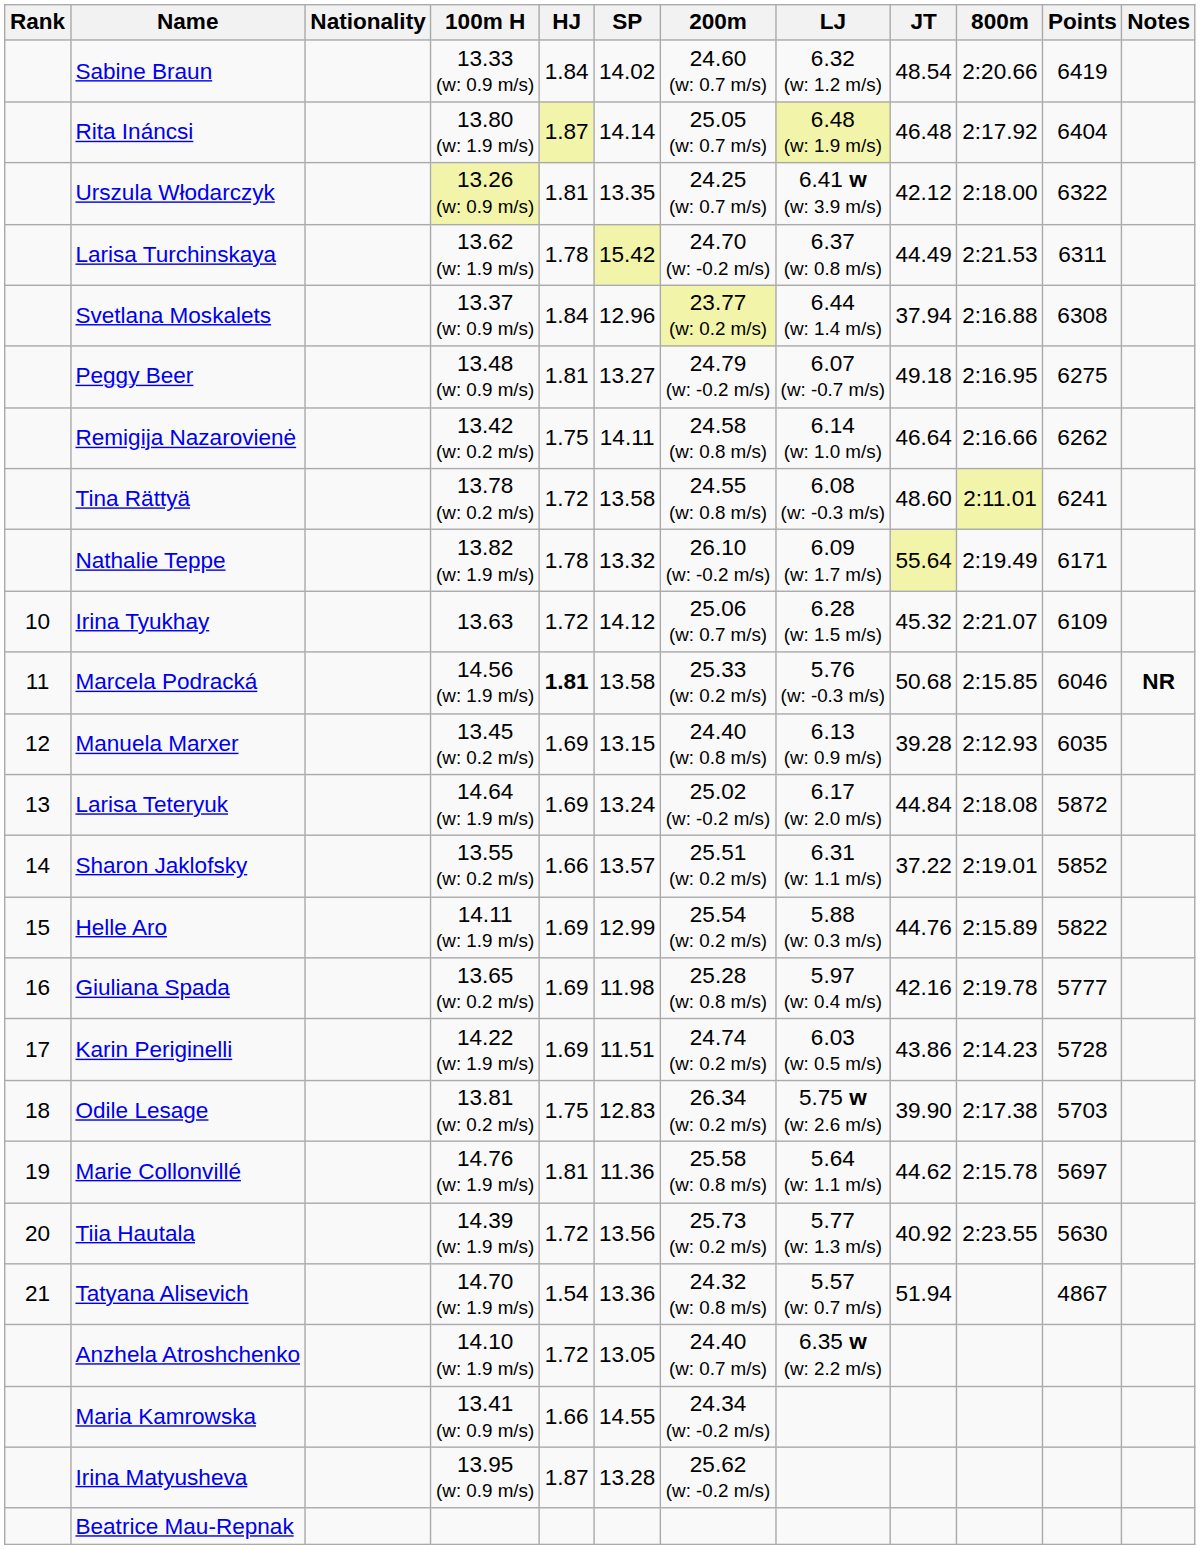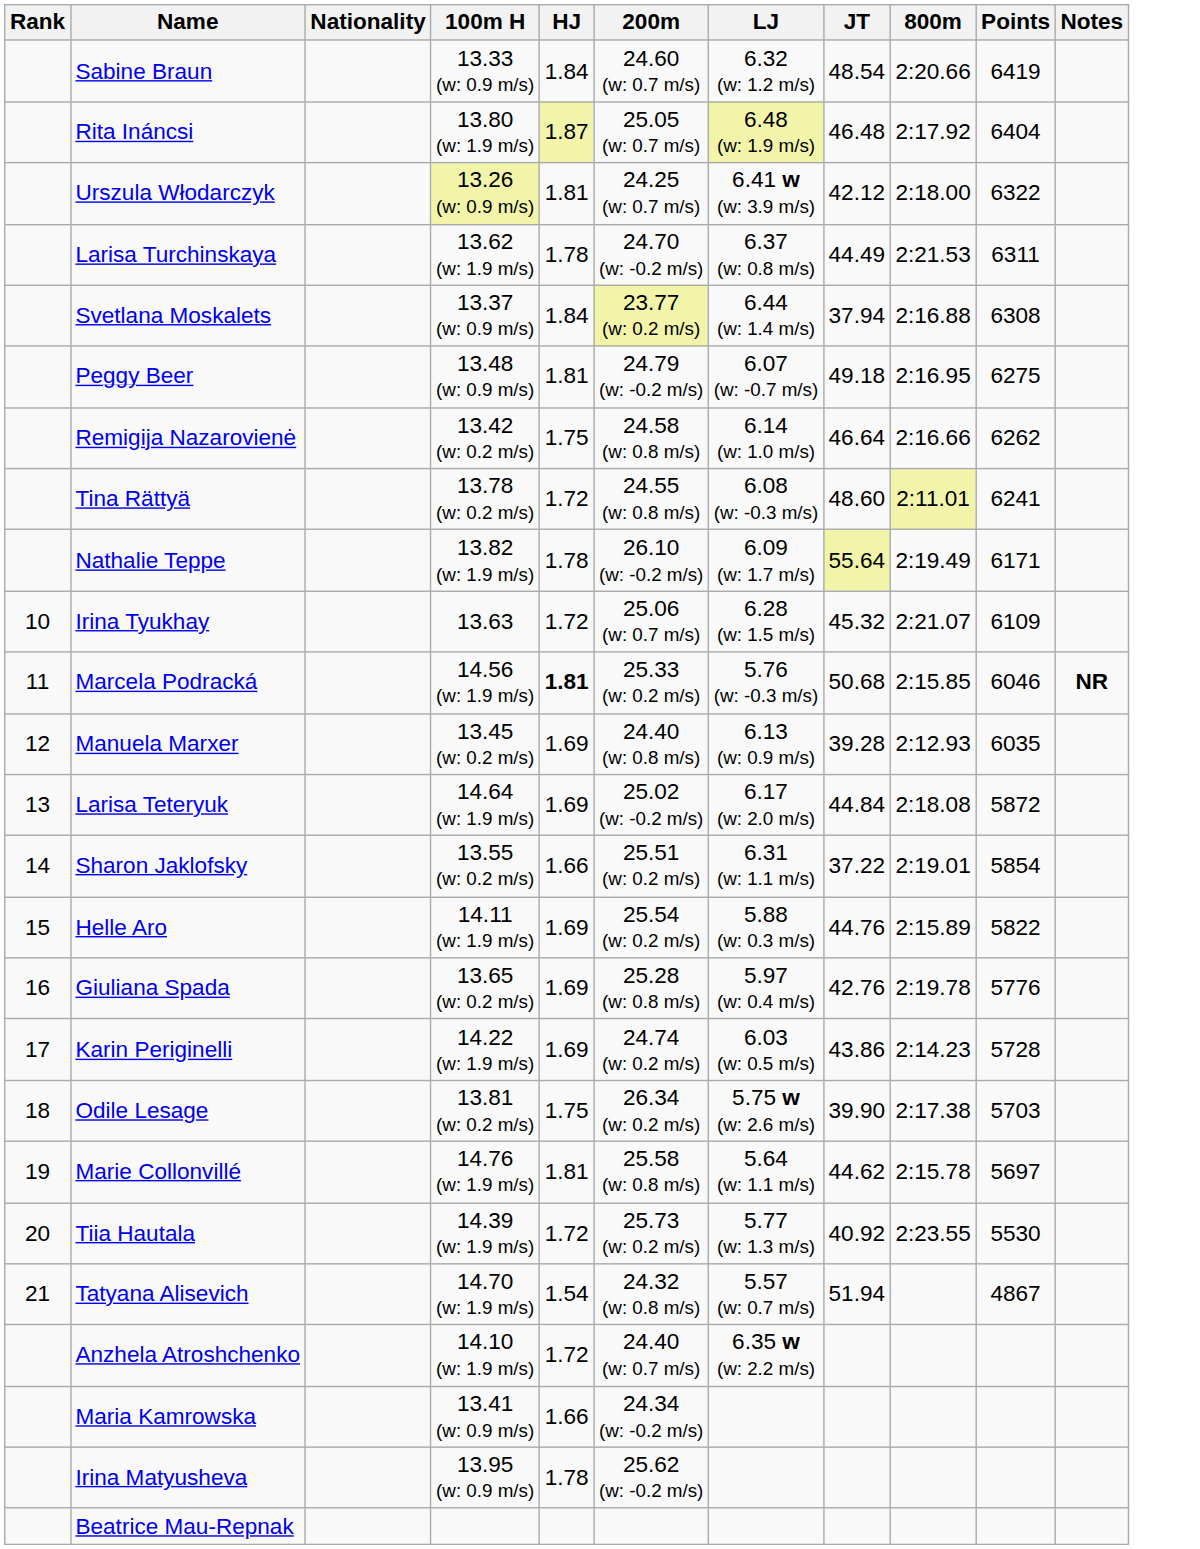- column: (627, 22)
(1082, 865) 5852 -> (1016, 865) 5854
(924, 988) 42.16 -> (857, 988) 42.76
(1082, 988) 5777 -> (1016, 988) 5776
(1082, 1232) 5630 -> (1016, 1232) 5530
(567, 1477) 1.87 -> (567, 1477) 1.78
